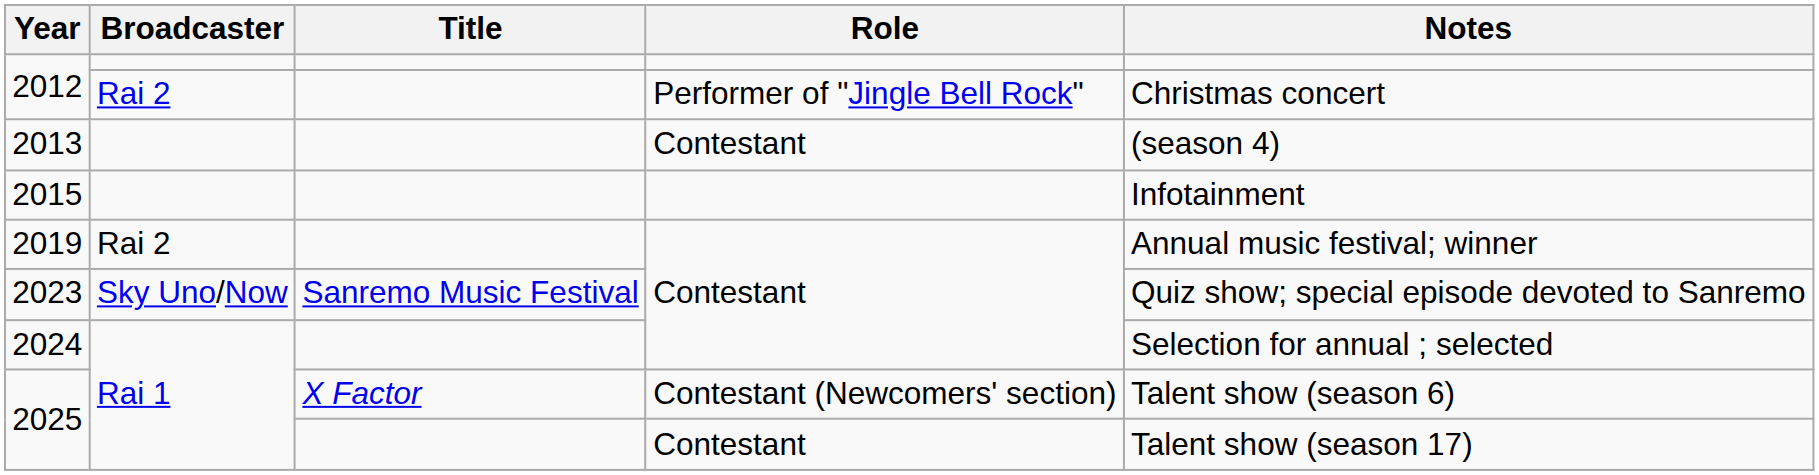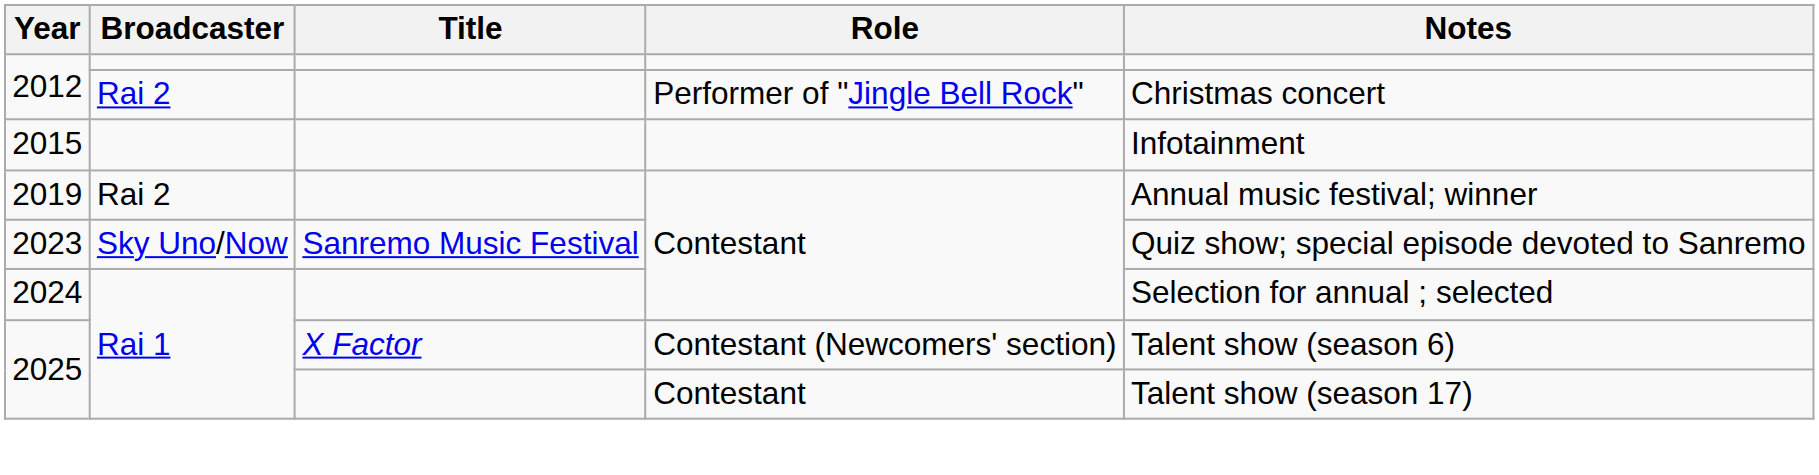- row: (47, 144)
